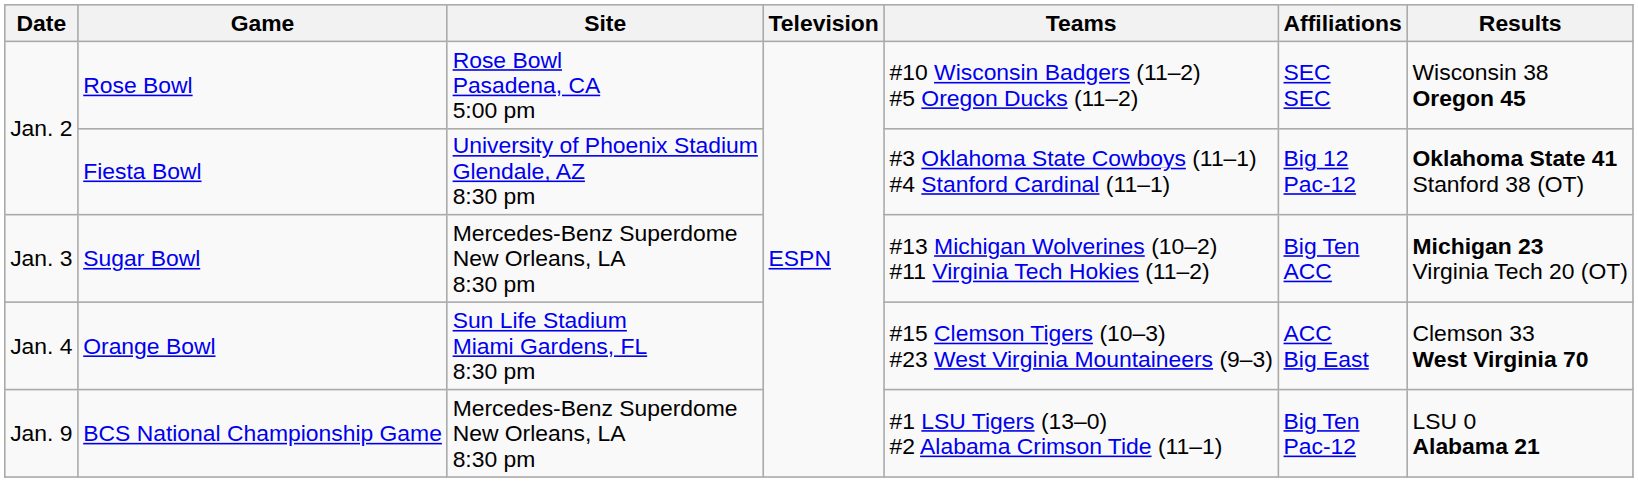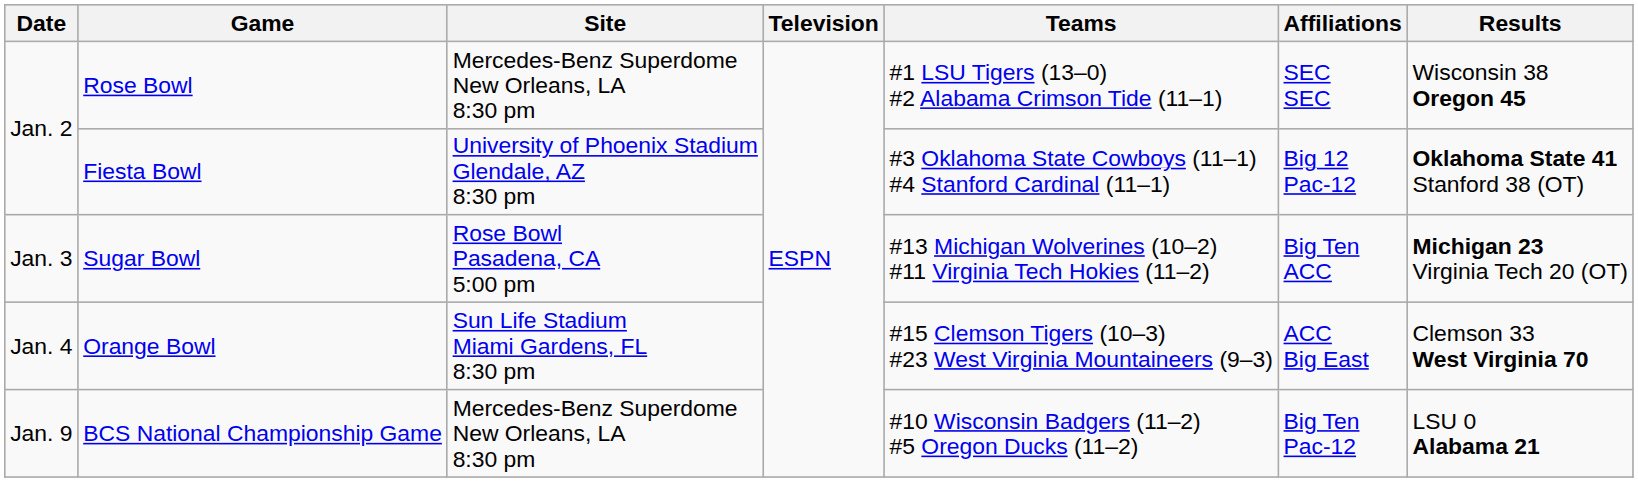(526, 85) Rose Bowl Pasadena, CA 5:00 pm -> (595, 85) Mercedes-Benz Superdome New Orleans, LA 8:30 pm
(1045, 85) #10 Wisconsin Badgers (11–2) #5 Oregon Ducks (11–2) -> (1056, 85) #1 LSU Tigers (13–0) #2 Alabama Crimson Tide (11–1)
(595, 259) Mercedes-Benz Superdome New Orleans, LA 8:30 pm -> (526, 259) Rose Bowl Pasadena, CA 5:00 pm
(1056, 433) #1 LSU Tigers (13–0) #2 Alabama Crimson Tide (11–1) -> (1045, 433) #10 Wisconsin Badgers (11–2) #5 Oregon Ducks (11–2)
